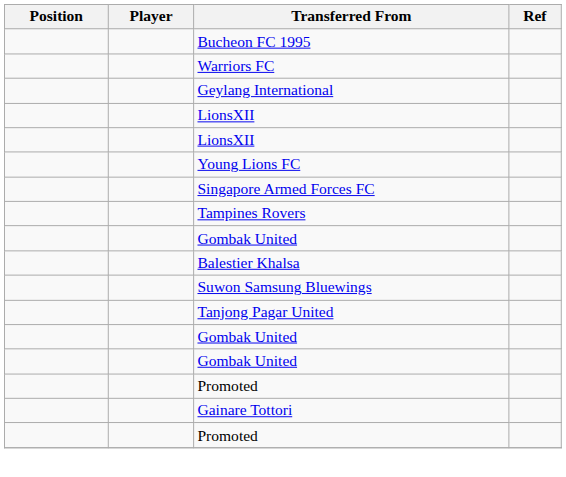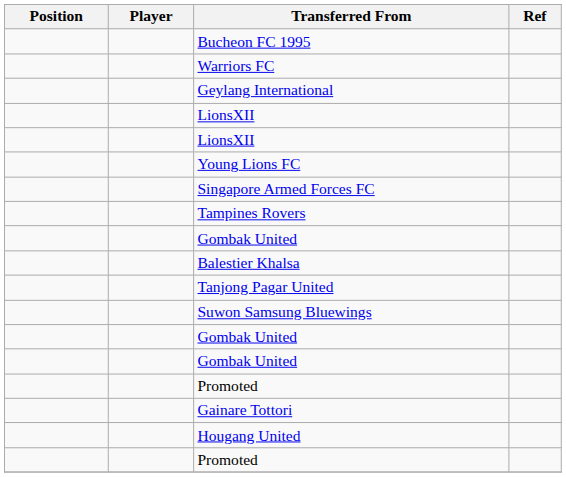rows swapped: (56, 288) <-> (56, 312)
+ row: (56, 435)
